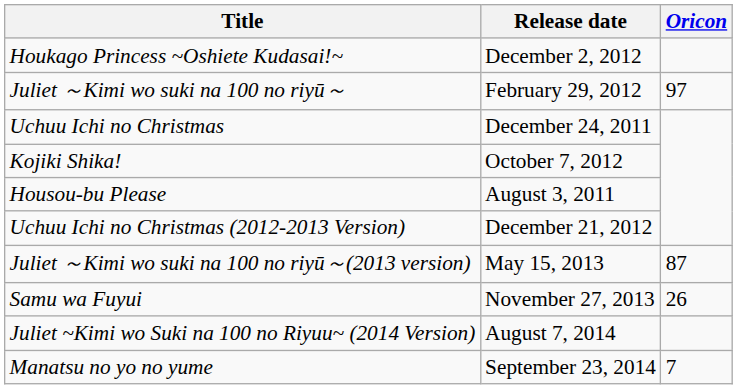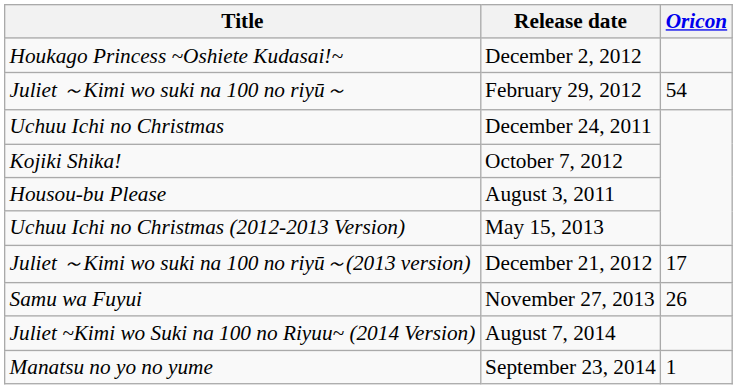(676, 90) 97 -> (676, 90) 54
(569, 227) December 21, 2012 -> (545, 227) May 15, 2013
(545, 263) May 15, 2013 -> (569, 263) December 21, 2012
(676, 263) 87 -> (676, 263) 17
(671, 366) 7 -> (671, 366) 1
